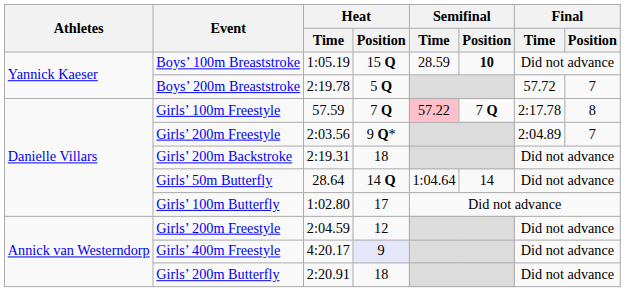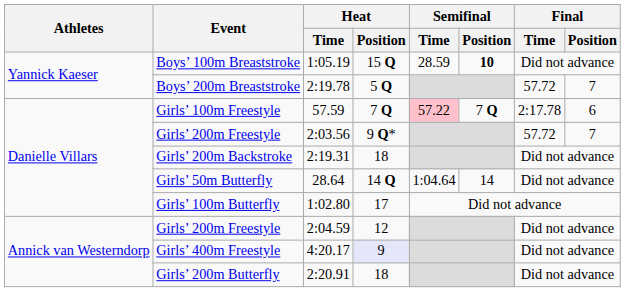(592, 110) 8 -> (592, 110) 6
(540, 134) 2:04.89 -> (540, 134) 57.72
